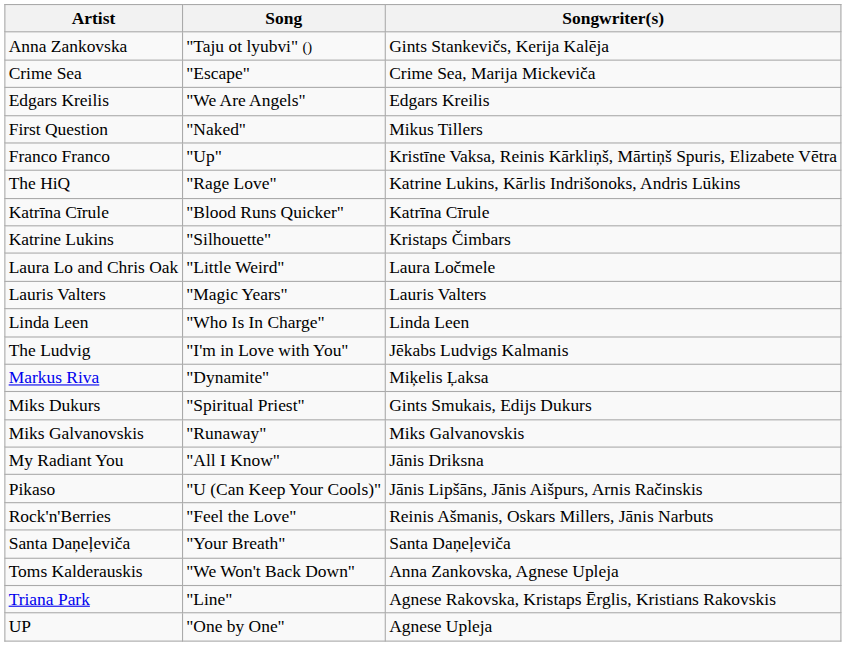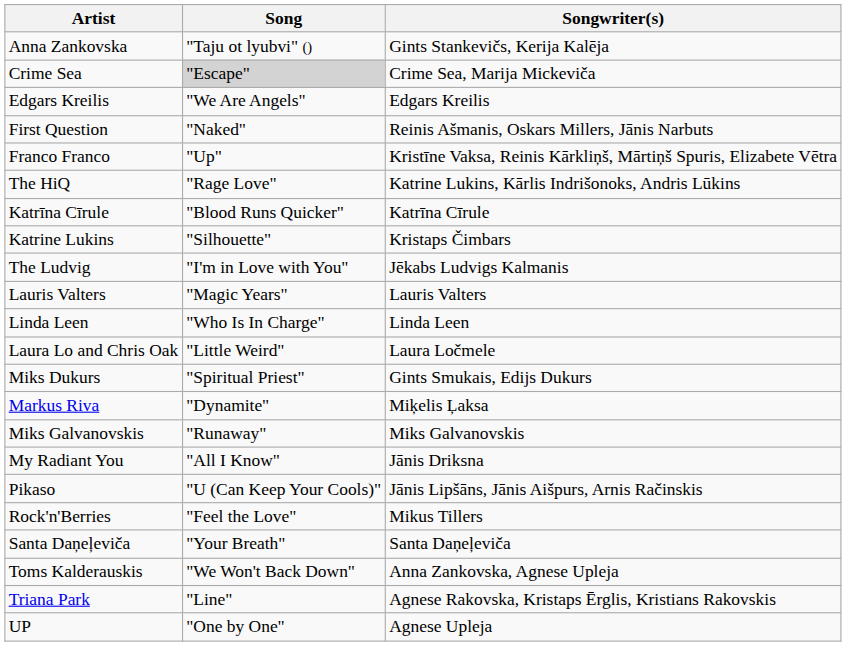(218, 73) no background -> (218, 73) lightgrey background
(436, 128) Mikus Tillers -> (551, 128) Reinis Ašmanis, Oskars Millers, Jānis Narbuts
rows swapped: (93, 267) <-> (50, 350)
rows swapped: (54, 377) <-> (54, 405)
(551, 516) Reinis Ašmanis, Oskars Millers, Jānis Narbuts -> (436, 516) Mikus Tillers
